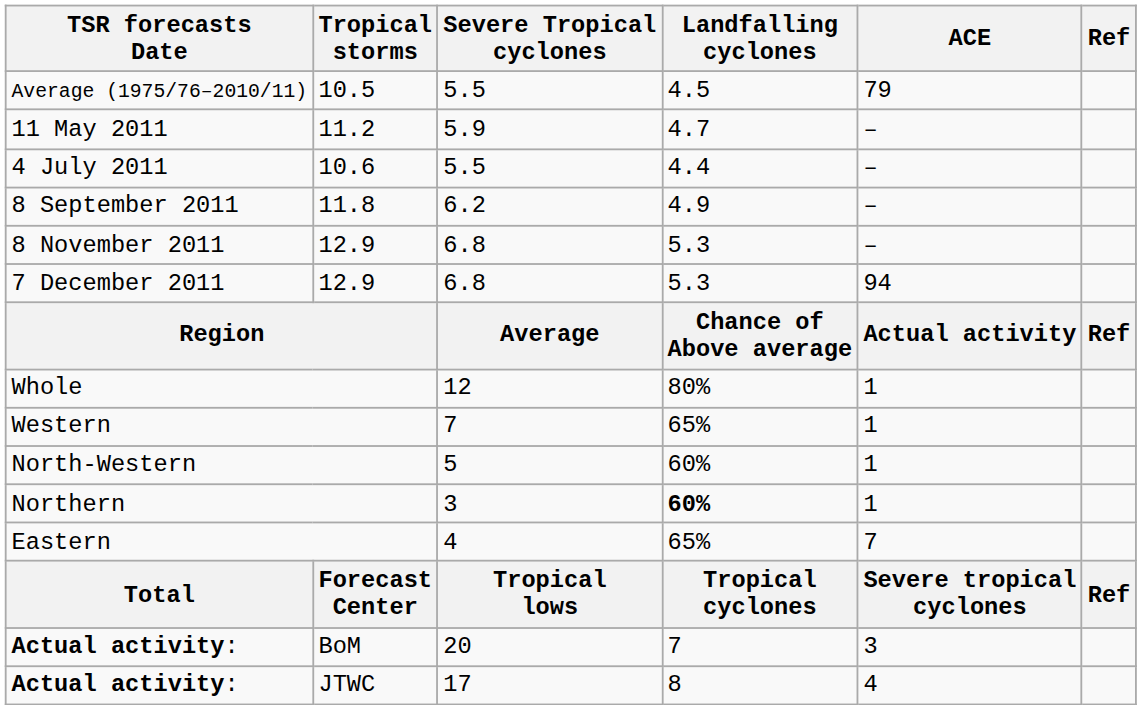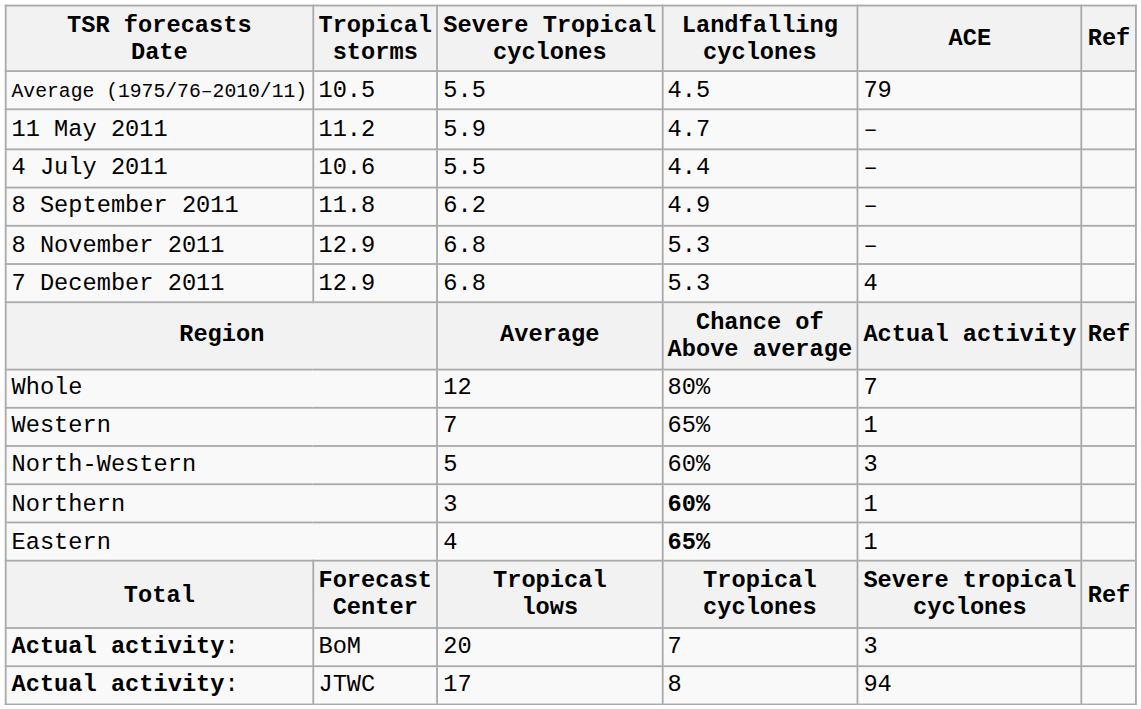(878, 284) 94 -> (871, 284) 4
(871, 388) 1 -> (871, 388) 7
(871, 465) 1 -> (871, 465) 3
(689, 542) normal -> (689, 542) bold
(871, 542) 7 -> (871, 542) 1
(871, 685) 4 -> (878, 685) 94
